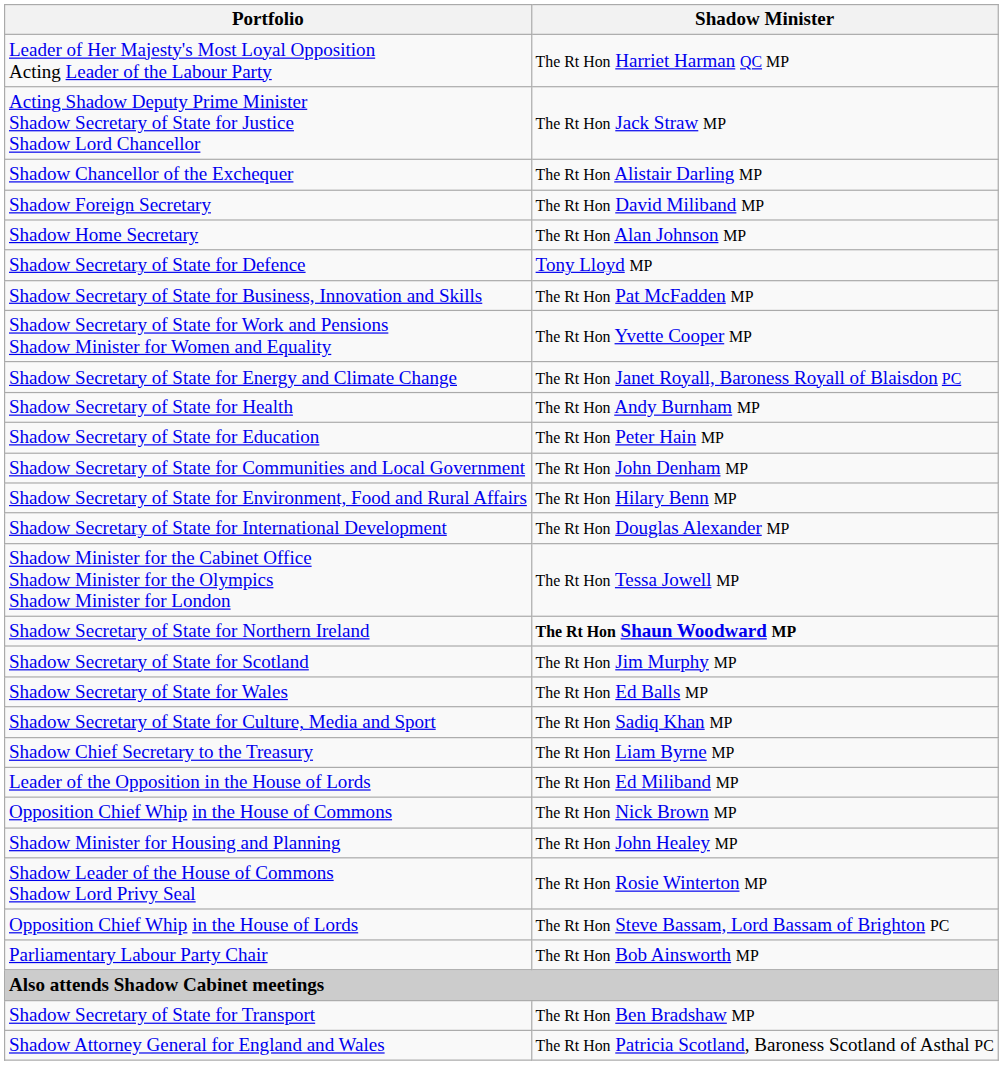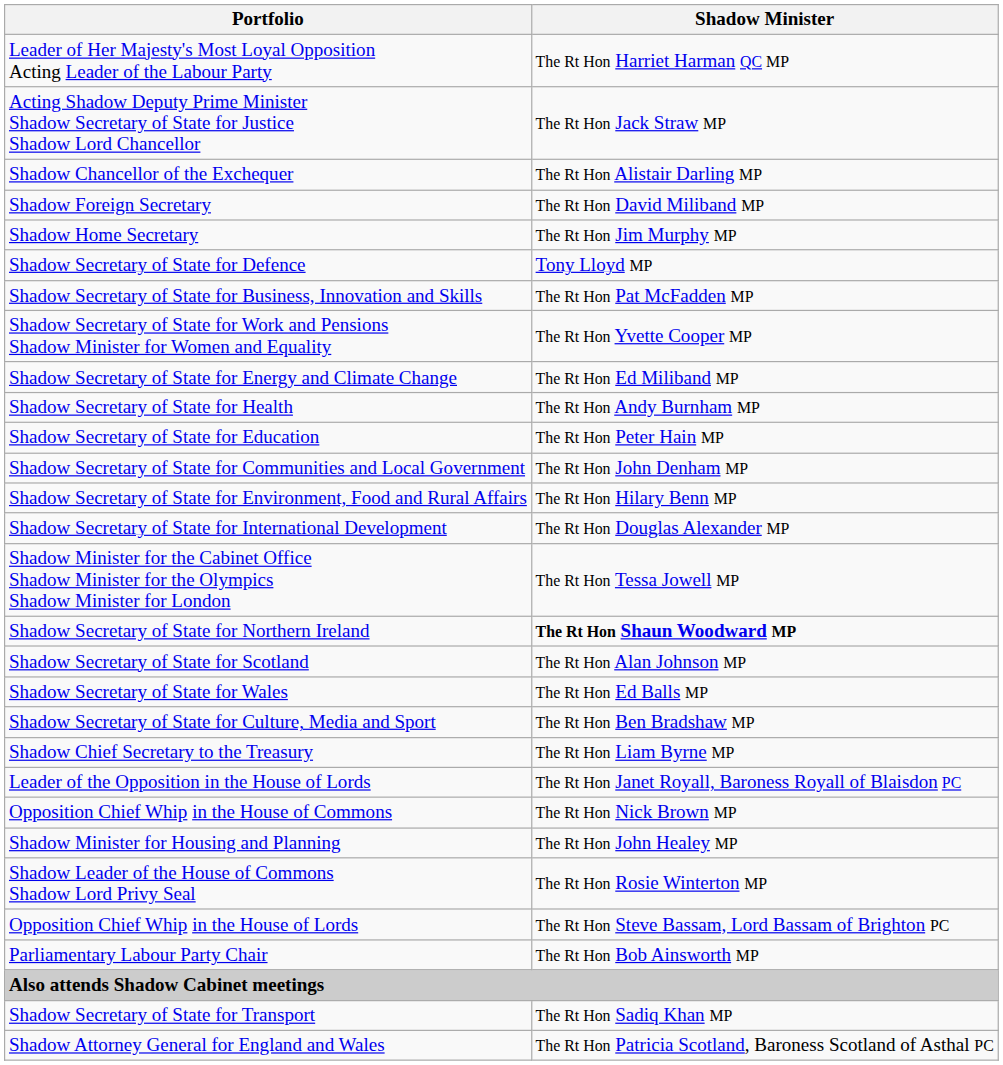(641, 234) The Rt Hon Alan Johnson MP -> (636, 234) The Rt Hon Jim Murphy MP
(748, 377) The Rt Hon Janet Royall, Baroness Royall of Blaisdon PC -> (637, 377) The Rt Hon Ed Miliband MP
(636, 661) The Rt Hon Jim Murphy MP -> (641, 661) The Rt Hon Alan Johnson MP
(634, 721) The Rt Hon Sadiq Khan MP -> (645, 721) The Rt Hon Ben Bradshaw MP
(637, 782) The Rt Hon Ed Miliband MP -> (748, 782) The Rt Hon Janet Royall, Baroness Royall of Blaisdon PC
(645, 1015) The Rt Hon Ben Bradshaw MP -> (634, 1015) The Rt Hon Sadiq Khan MP
